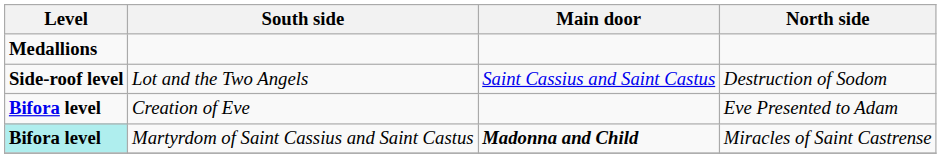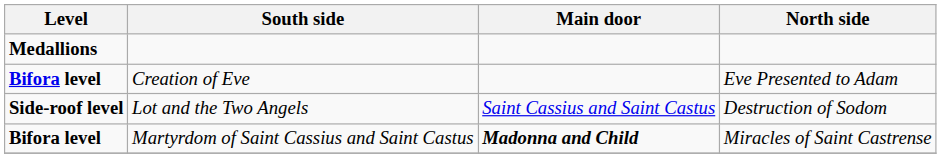rows swapped: (191, 108) <-> (220, 78)
(55, 138) paleturquoise background -> (55, 138) no background
